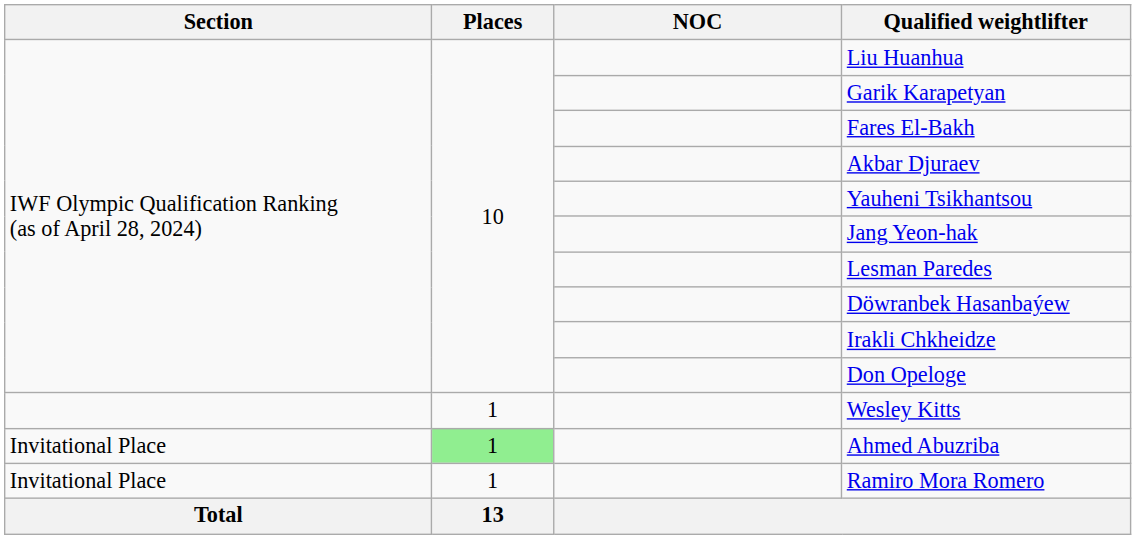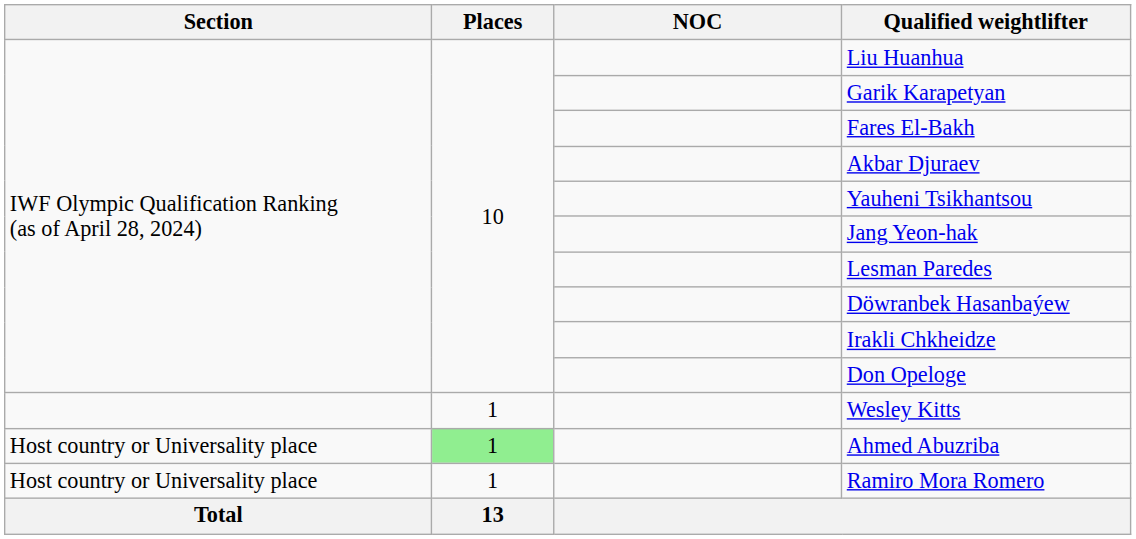(88, 445) Invitational Place -> (164, 445) Host country or Universality place
(88, 480) Invitational Place -> (164, 480) Host country or Universality place
